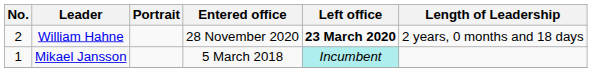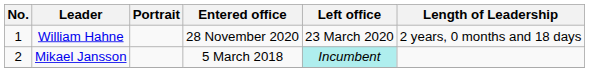(18, 36) 2 -> (18, 36) 1
(350, 36) bold -> (349, 36) normal
(18, 57) 1 -> (18, 57) 2
